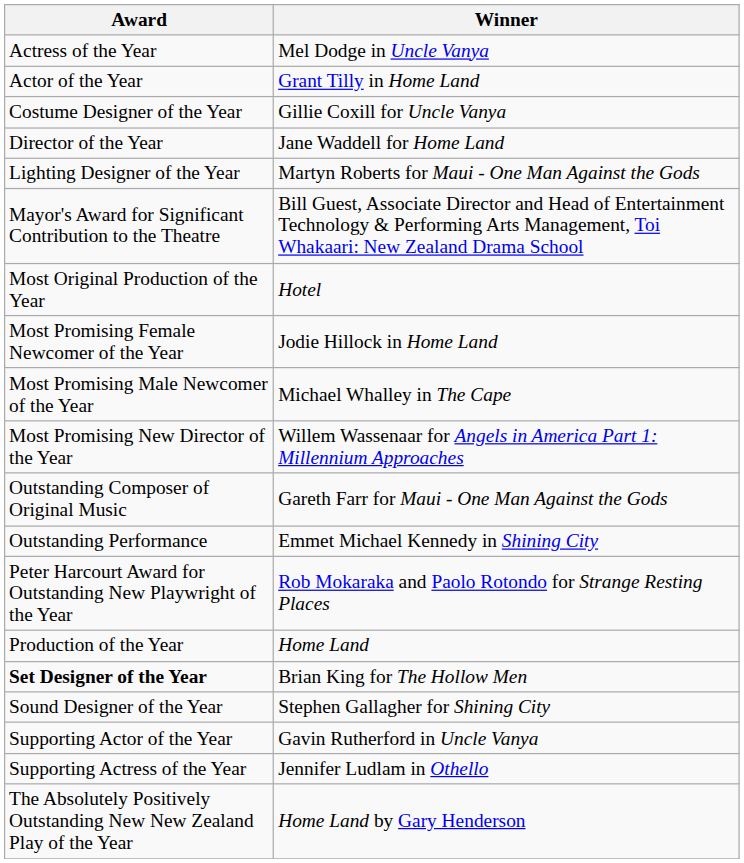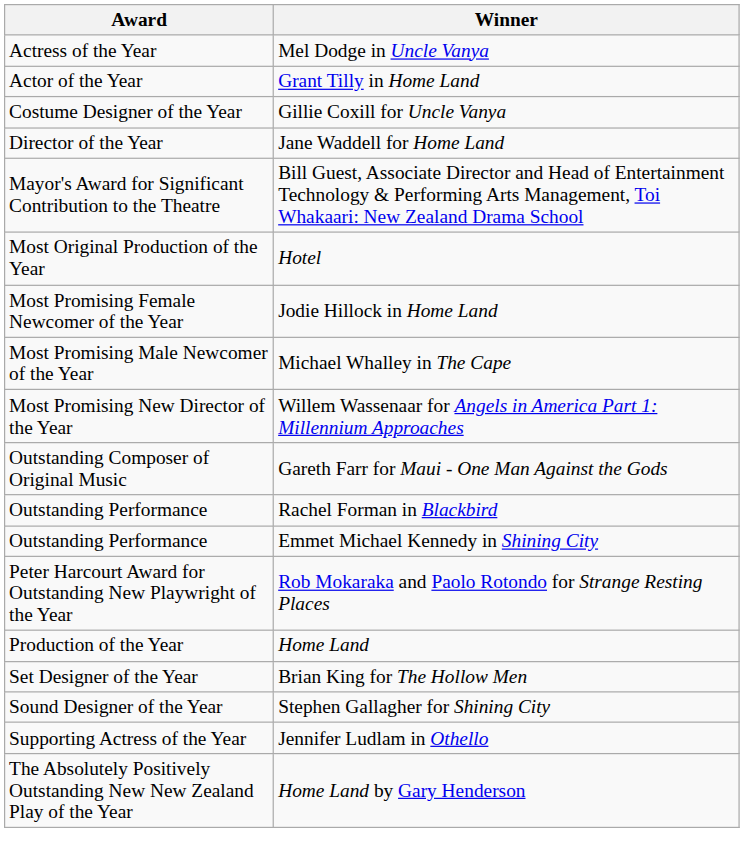- row: (489, 173)
+ row: (388, 510)
(108, 676) bold -> (103, 676) normal
- row: (408, 737)
